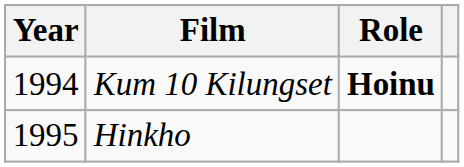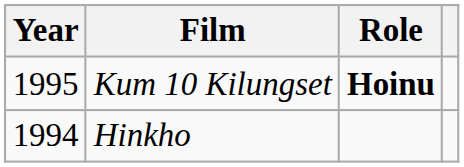(46, 82) 1994 -> (46, 82) 1995
(46, 135) 1995 -> (46, 135) 1994
